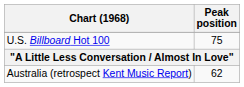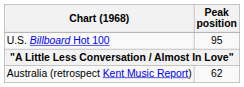(217, 40) 75 -> (217, 40) 95
